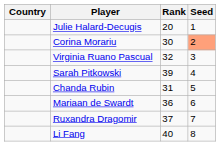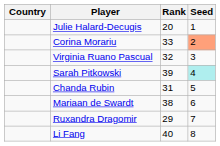(168, 42) 30 -> (168, 42) 33
(193, 73) no background -> (193, 73) paleturquoise background
(168, 103) 36 -> (168, 103) 38
(168, 118) 37 -> (168, 118) 29
